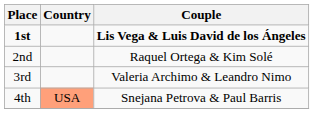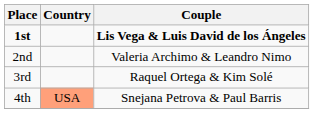(201, 56) Raquel Ortega & Kim Solé -> (201, 56) Valeria Archimo & Leandro Nimo
(201, 77) Valeria Archimo & Leandro Nimo -> (201, 77) Raquel Ortega & Kim Solé
